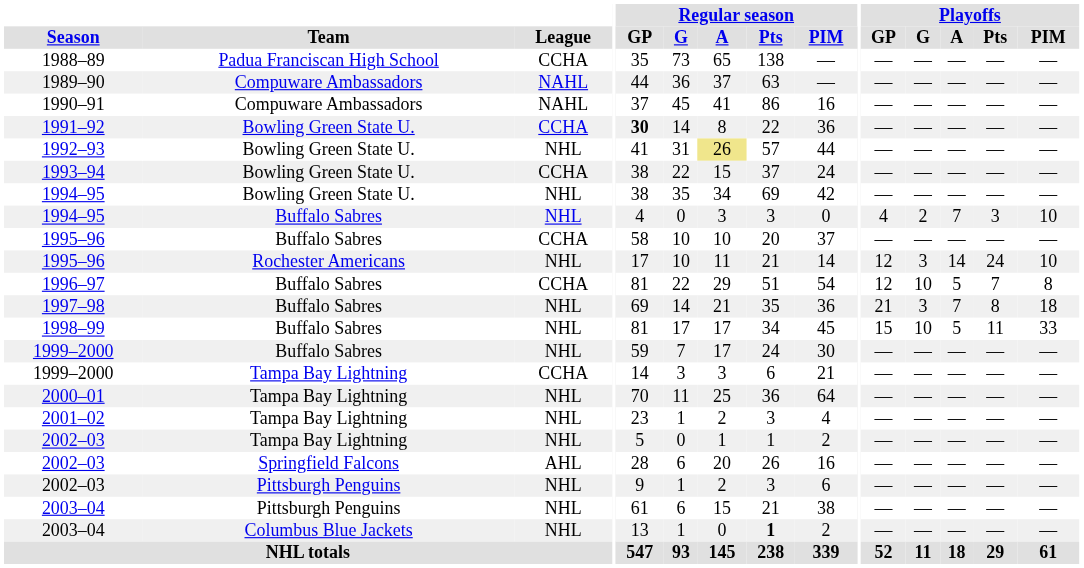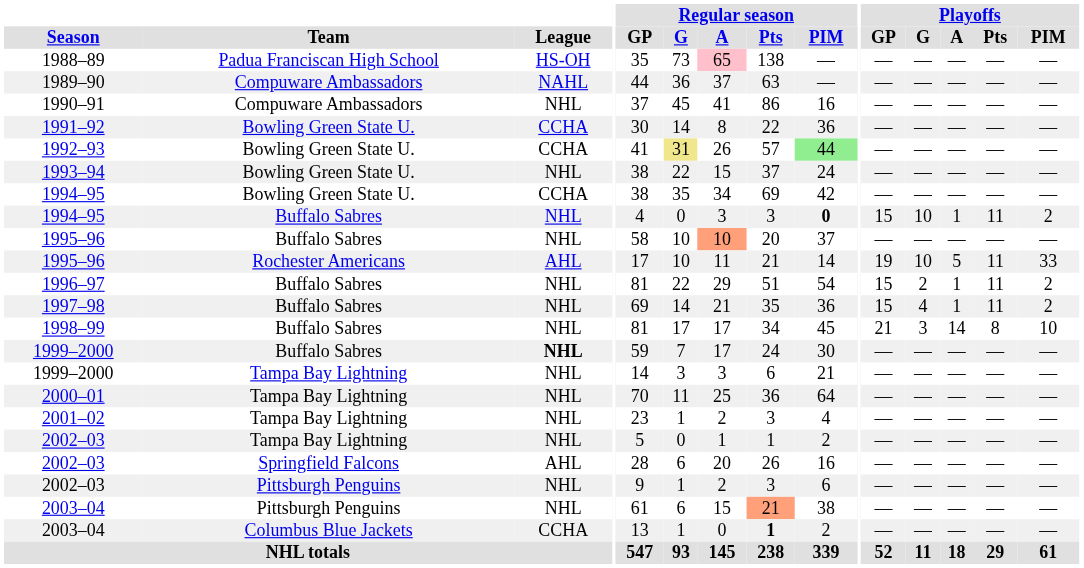(563, 59) CCHA -> (563, 59) HS-OH
(722, 59) no background -> (722, 59) pink background
(563, 104) NAHL -> (563, 104) NHL
(640, 127) bold -> (640, 127) normal
(563, 149) NHL -> (563, 149) CCHA
(681, 149) no background -> (681, 149) khaki background
(722, 149) khaki background -> (722, 149) no background
(826, 149) no background -> (826, 149) lightgreen background
(563, 171) CCHA -> (563, 171) NHL
(563, 194) NHL -> (563, 194) CCHA
(826, 216) normal -> (826, 216) bold
(883, 216) 4 -> (883, 216) 15
(923, 216) 2 -> (923, 216) 10
(957, 216) 7 -> (957, 216) 1
(995, 216) 3 -> (995, 216) 11
(1048, 216) 10 -> (1048, 216) 2
(563, 239) CCHA -> (563, 239) NHL
(722, 239) no background -> (722, 239) lightsalmon background
(563, 261) NHL -> (563, 261) AHL
(883, 261) 12 -> (883, 261) 19
(923, 261) 3 -> (923, 261) 10
(957, 261) 14 -> (957, 261) 5
(995, 261) 24 -> (995, 261) 11
(1048, 261) 10 -> (1048, 261) 33
(563, 283) CCHA -> (563, 283) NHL
(883, 283) 12 -> (883, 283) 15
(923, 283) 10 -> (923, 283) 2
(957, 283) 5 -> (957, 283) 1
(995, 283) 7 -> (995, 283) 11
(1048, 283) 8 -> (1048, 283) 2
(883, 306) 21 -> (883, 306) 15
(923, 306) 3 -> (923, 306) 4
(957, 306) 7 -> (957, 306) 1
(995, 306) 8 -> (995, 306) 11
(1048, 306) 18 -> (1048, 306) 2
(883, 328) 15 -> (883, 328) 21
(923, 328) 10 -> (923, 328) 3
(957, 328) 5 -> (957, 328) 14
(995, 328) 11 -> (995, 328) 8
(1048, 328) 33 -> (1048, 328) 10
(563, 351) normal -> (563, 351) bold
(563, 373) CCHA -> (563, 373) NHL
(771, 507) no background -> (771, 507) lightsalmon background
(563, 530) NHL -> (563, 530) CCHA
